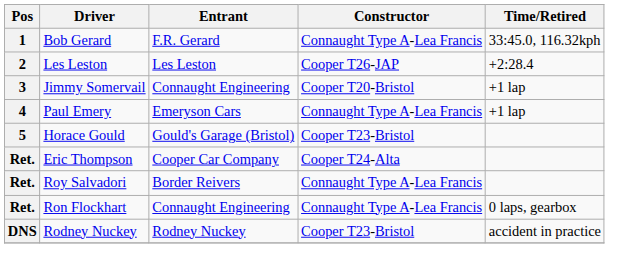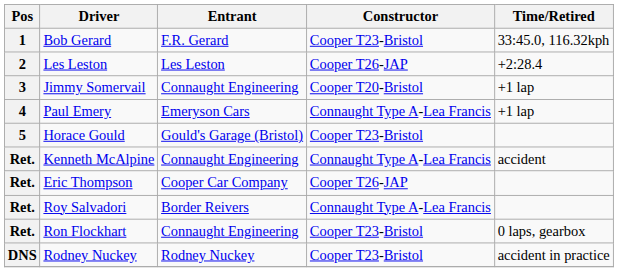(392, 40) Connaught Type A-Lea Francis -> (366, 40) Cooper T23-Bristol
+ row: (99, 159)
(350, 159) Cooper T24-Alta -> (359, 183) Cooper T26-JAP
(392, 207) Connaught Type A-Lea Francis -> (366, 230) Cooper T23-Bristol
